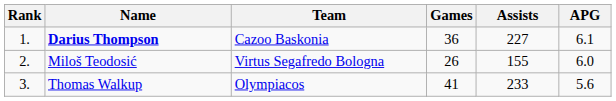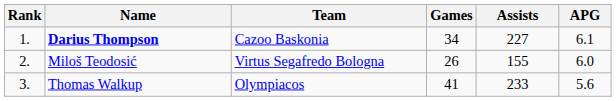(451, 38) 36 -> (451, 38) 34
